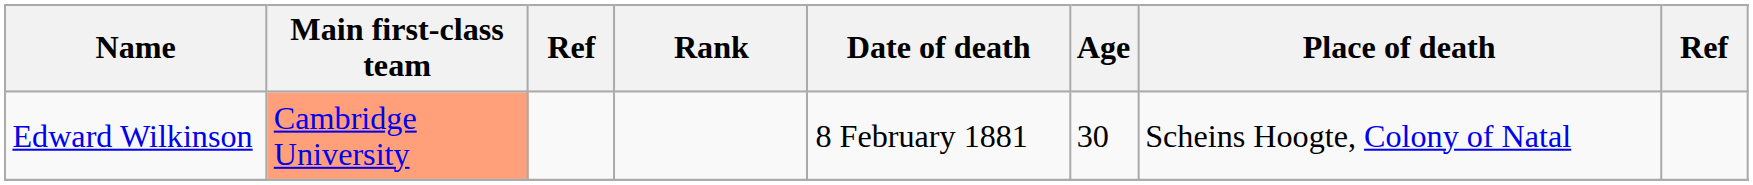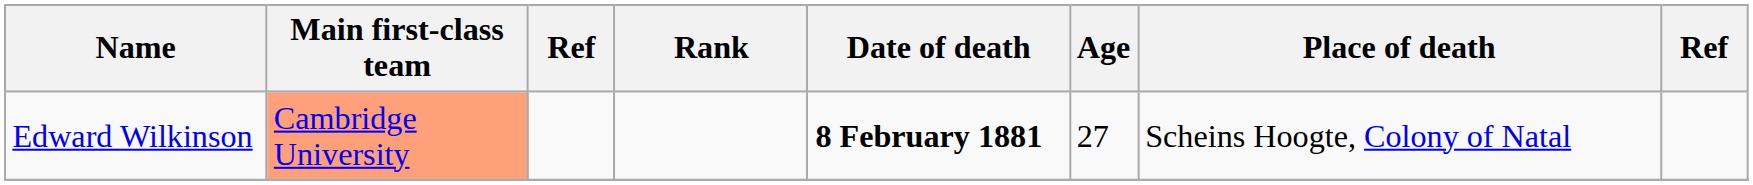(922, 135) normal -> (929, 135) bold
(1093, 135) 30 -> (1093, 135) 27
